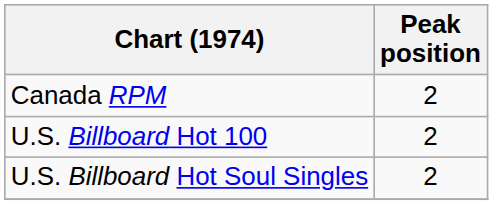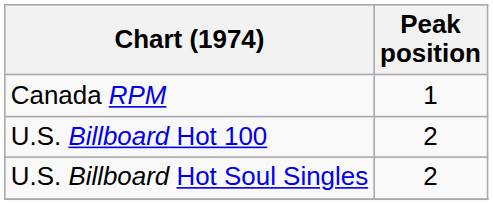(430, 95) 2 -> (430, 95) 1
